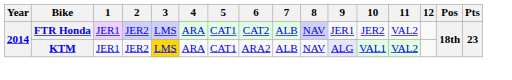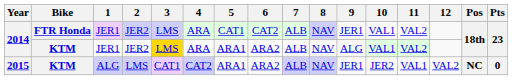(373, 30) JER2 -> (382, 30) VAL1
(223, 48) CAT1 -> (231, 48) ARA1
(342, 48) lavender background -> (351, 48) no background
+ row: (18, 65)
